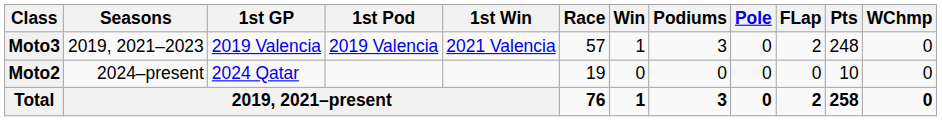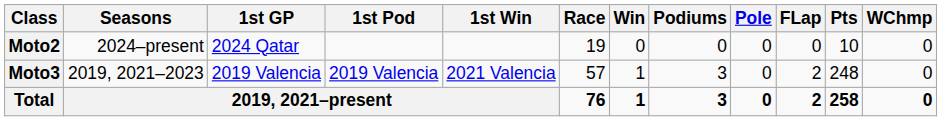rows swapped: (34, 45) <-> (34, 73)
